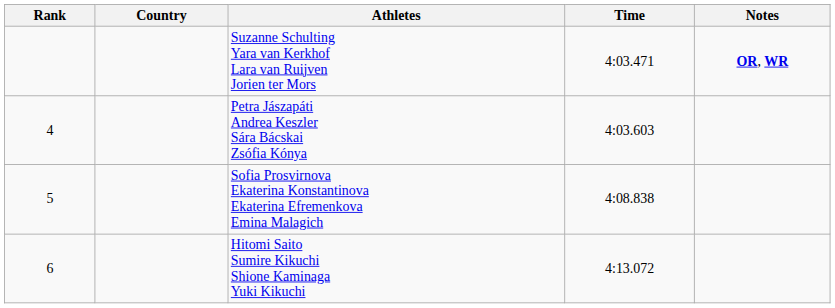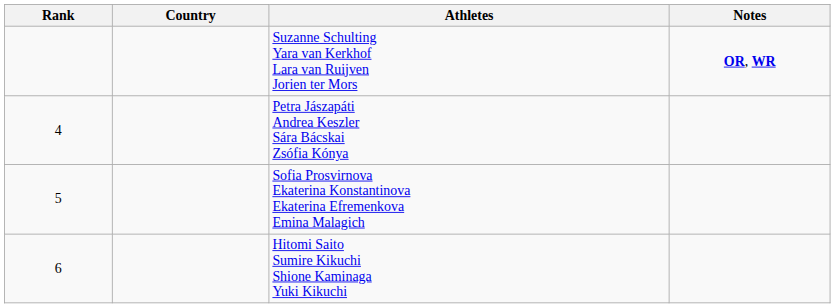- column: (630, 15)
